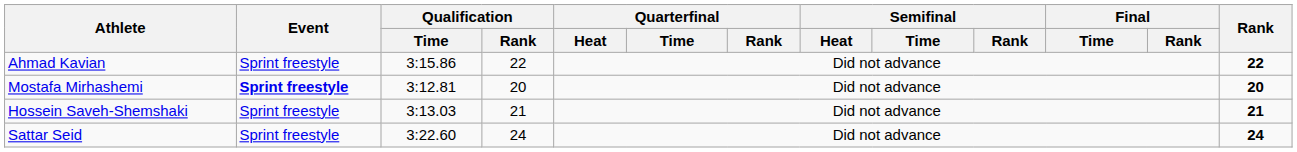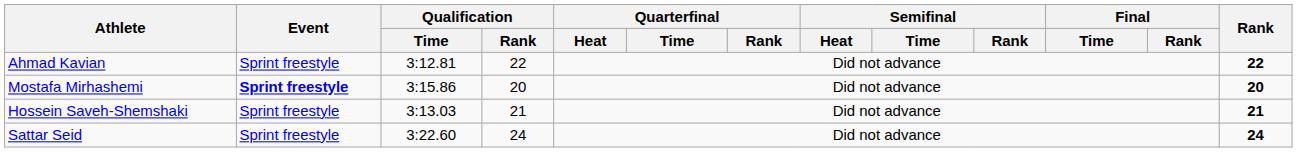(431, 64) 3:15.86 -> (431, 64) 3:12.81
(431, 88) 3:12.81 -> (431, 88) 3:15.86
